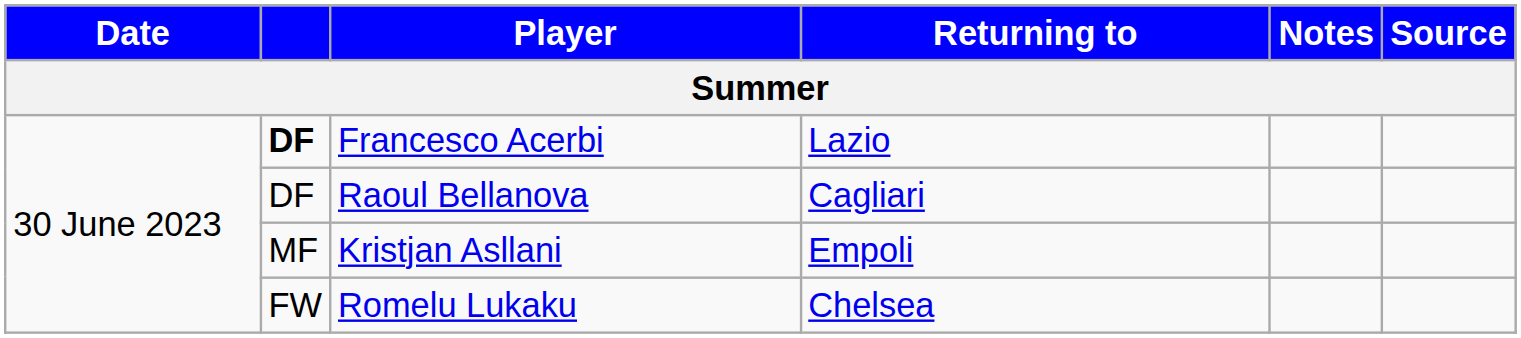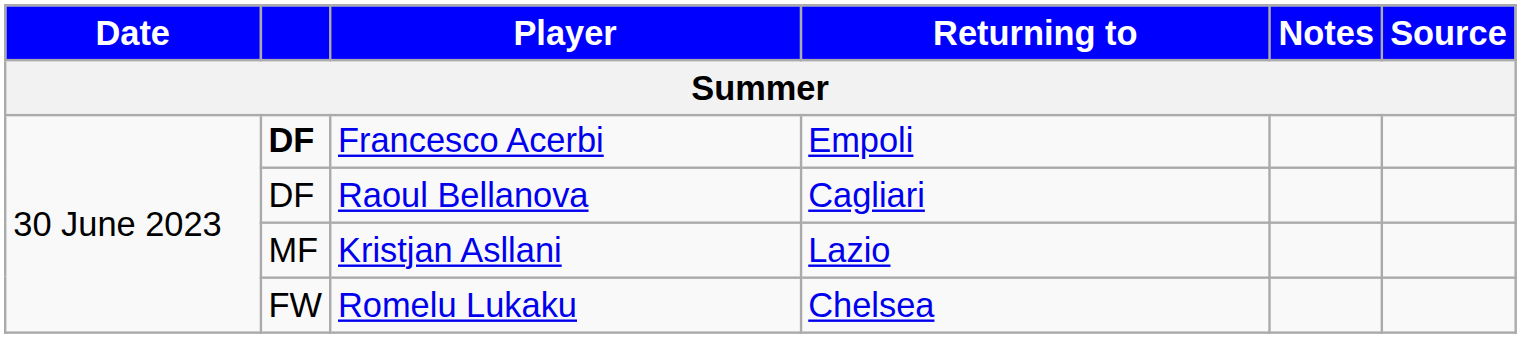(849, 142) Lazio -> (861, 142) Empoli
(861, 250) Empoli -> (849, 250) Lazio
